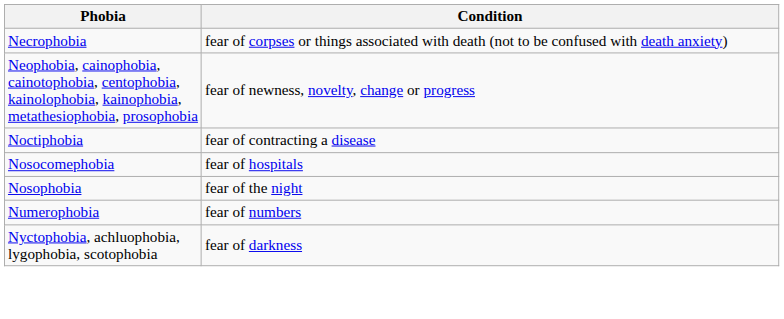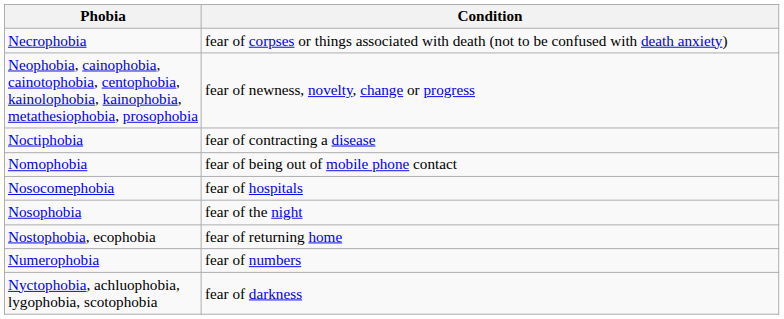+ row: (48, 164)
+ row: (82, 236)
